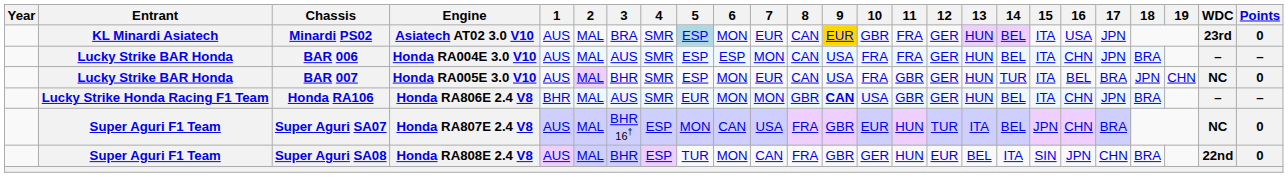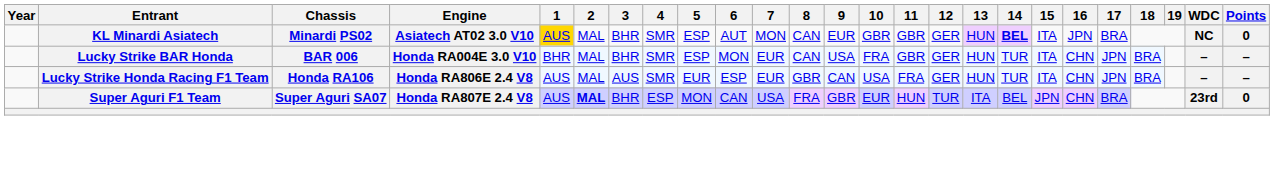(557, 35) no background -> (557, 35) gold background
(624, 35) BRA -> (625, 35) BHR
(695, 35) lightblue background -> (697, 35) no background
(732, 35) MON -> (734, 35) AUT
(769, 35) EUR -> (771, 35) MON
(840, 35) gold background -> (841, 35) no background
(910, 35) FRA -> (911, 35) GBR
(1013, 35) normal -> (1015, 35) bold
(1079, 35) USA -> (1080, 35) JPN
(1113, 35) JPN -> (1114, 35) BRA
(1218, 35) 23rd -> (1204, 35) NC
(557, 56) AUS -> (557, 56) BHR
(624, 56) AUS -> (625, 56) BHR
(732, 56) ESP -> (734, 56) MON
(769, 56) MON -> (771, 56) EUR
(910, 56) FRA -> (911, 56) GBR
(1013, 56) BEL -> (1015, 56) TUR
- row: (331, 77)
(557, 98) BHR -> (557, 77) AUS
(732, 98) MON -> (734, 77) ESP
(769, 98) MON -> (771, 77) EUR
(840, 98) bold -> (841, 77) normal
(910, 98) GBR -> (911, 77) FRA
(1013, 98) BEL -> (1015, 77) TUR
(590, 127) normal -> (591, 98) bold
(624, 126) BHR 16† -> (625, 98) BHR
(1218, 127) NC -> (1204, 98) 23rd
- row: (331, 156)
